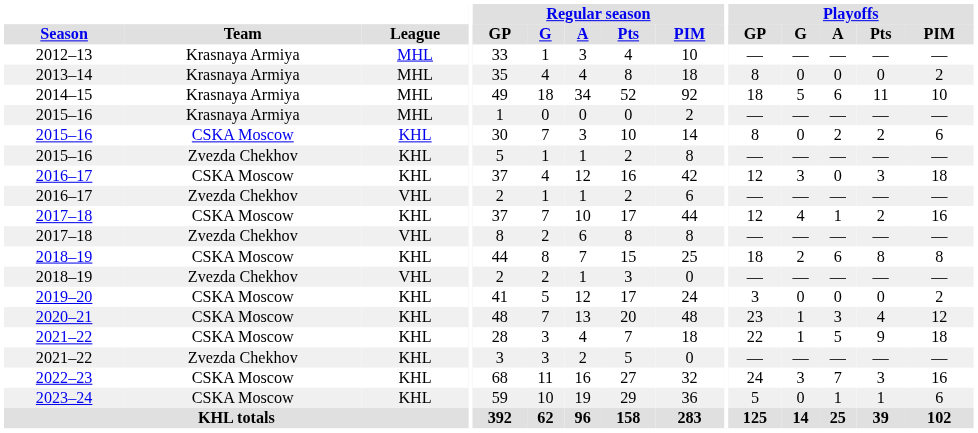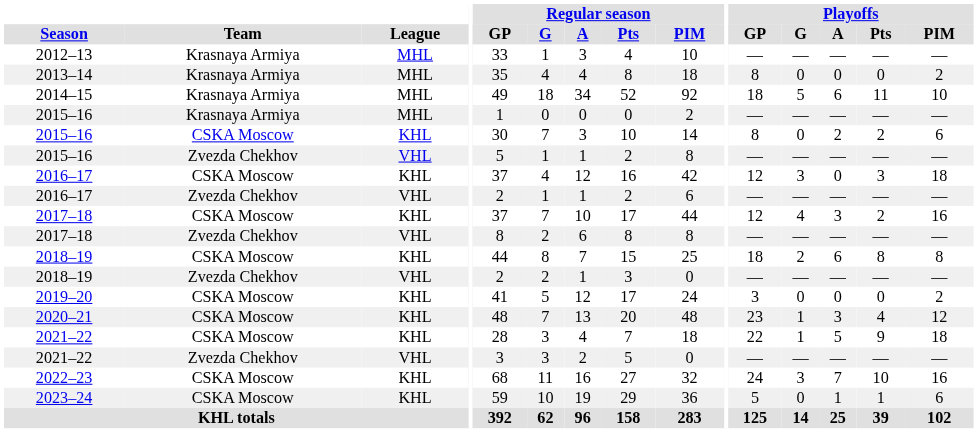(415, 155) KHL -> (415, 155) VHL
(838, 216) 1 -> (838, 216) 3
(415, 357) KHL -> (415, 357) VHL
(881, 377) 3 -> (881, 377) 10
